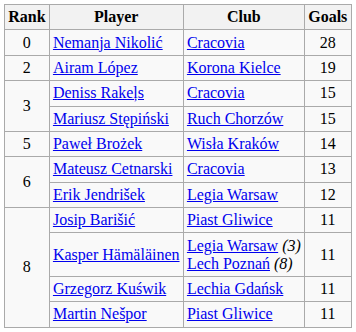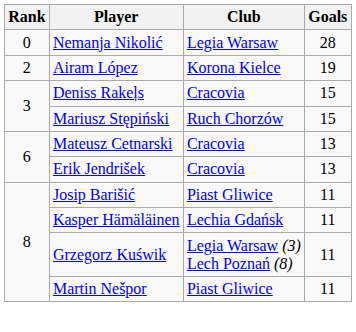(216, 42) Cracovia -> (233, 42) Legia Warsaw
- row: (98, 144)
(233, 194) Legia Warsaw -> (216, 169) Cracovia
(328, 194) 12 -> (328, 169) 13
(244, 254) Legia Warsaw (3) Lech Poznań (8) -> (235, 220) Lechia Gdańsk
(235, 288) Lechia Gdańsk -> (244, 254) Legia Warsaw (3) Lech Poznań (8)
